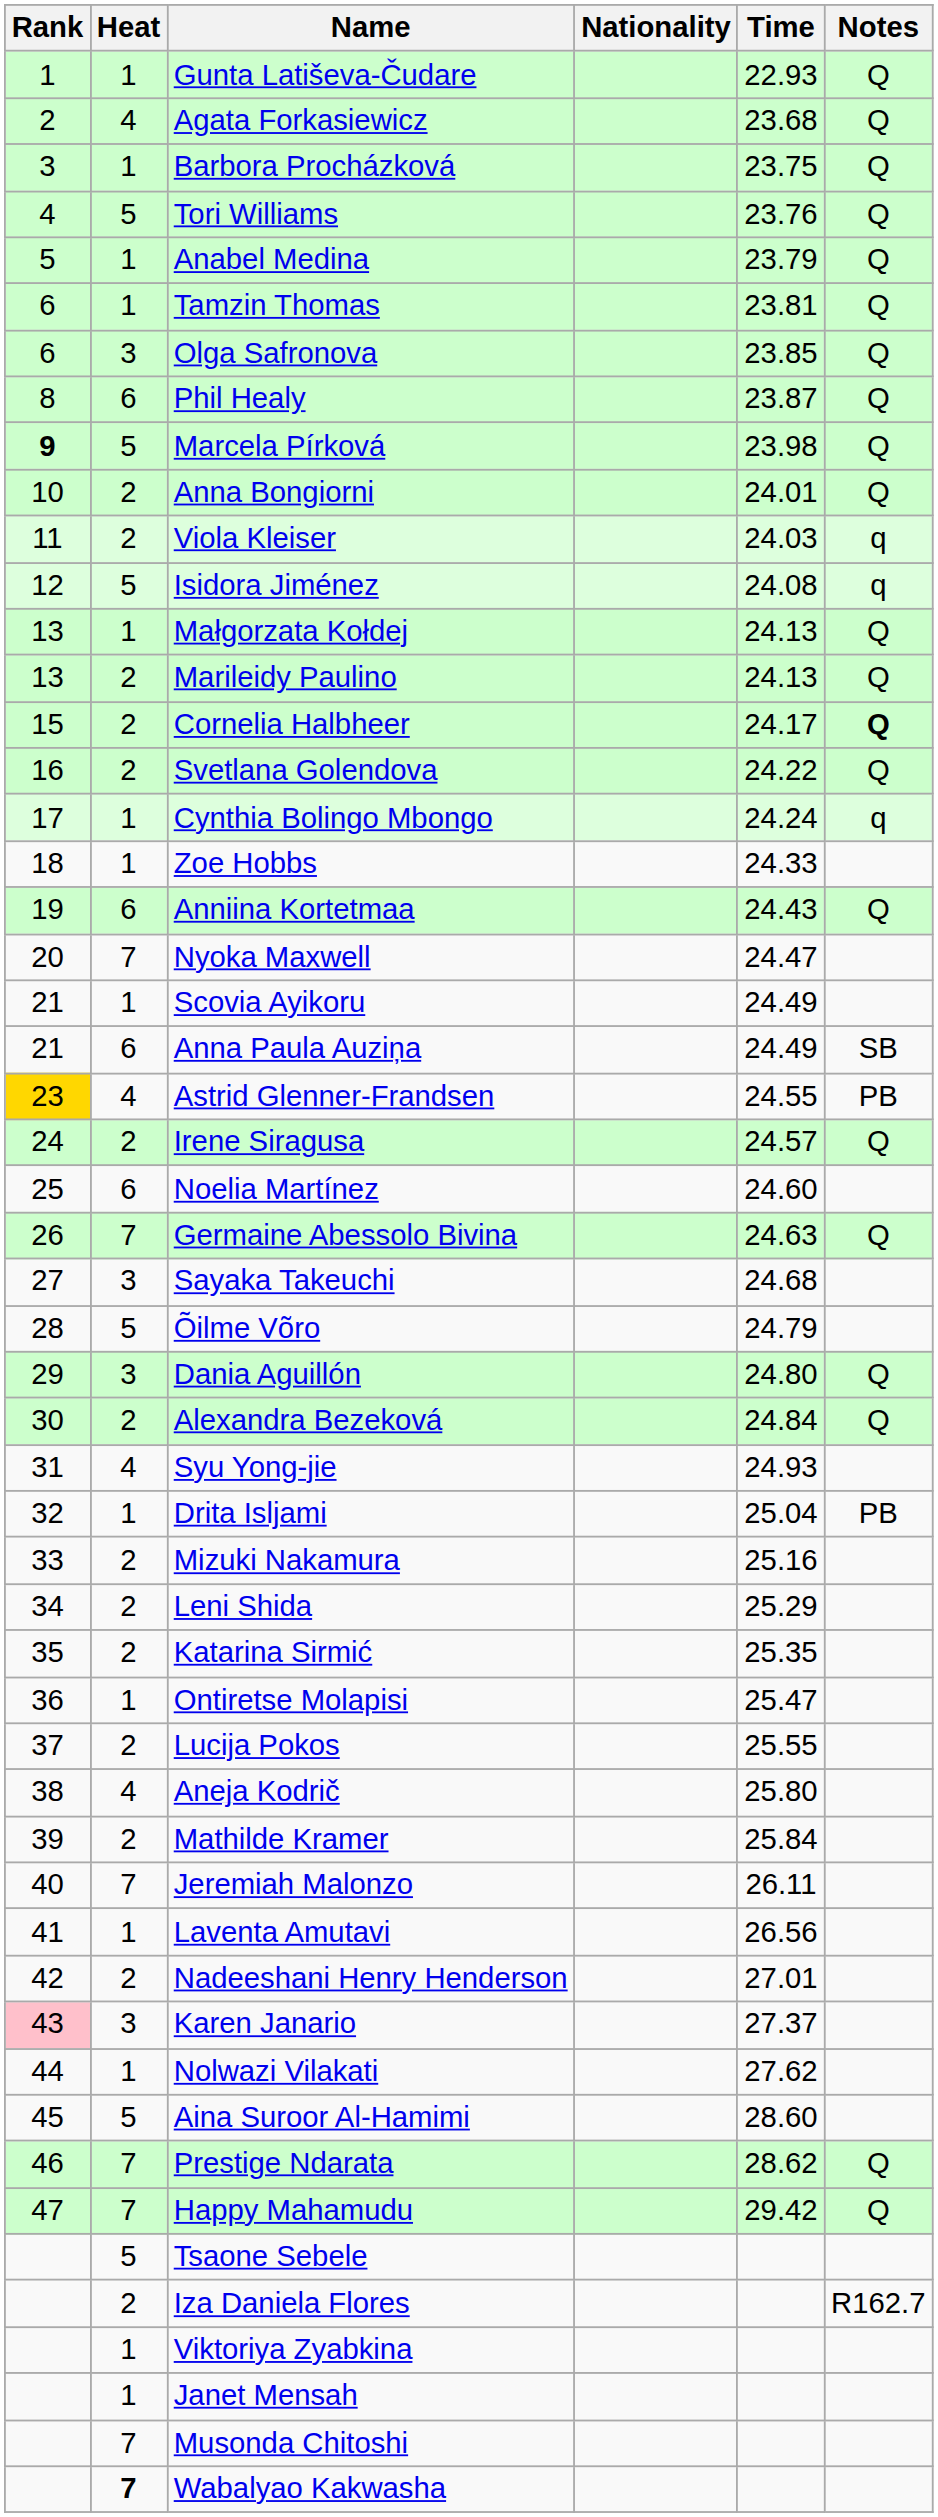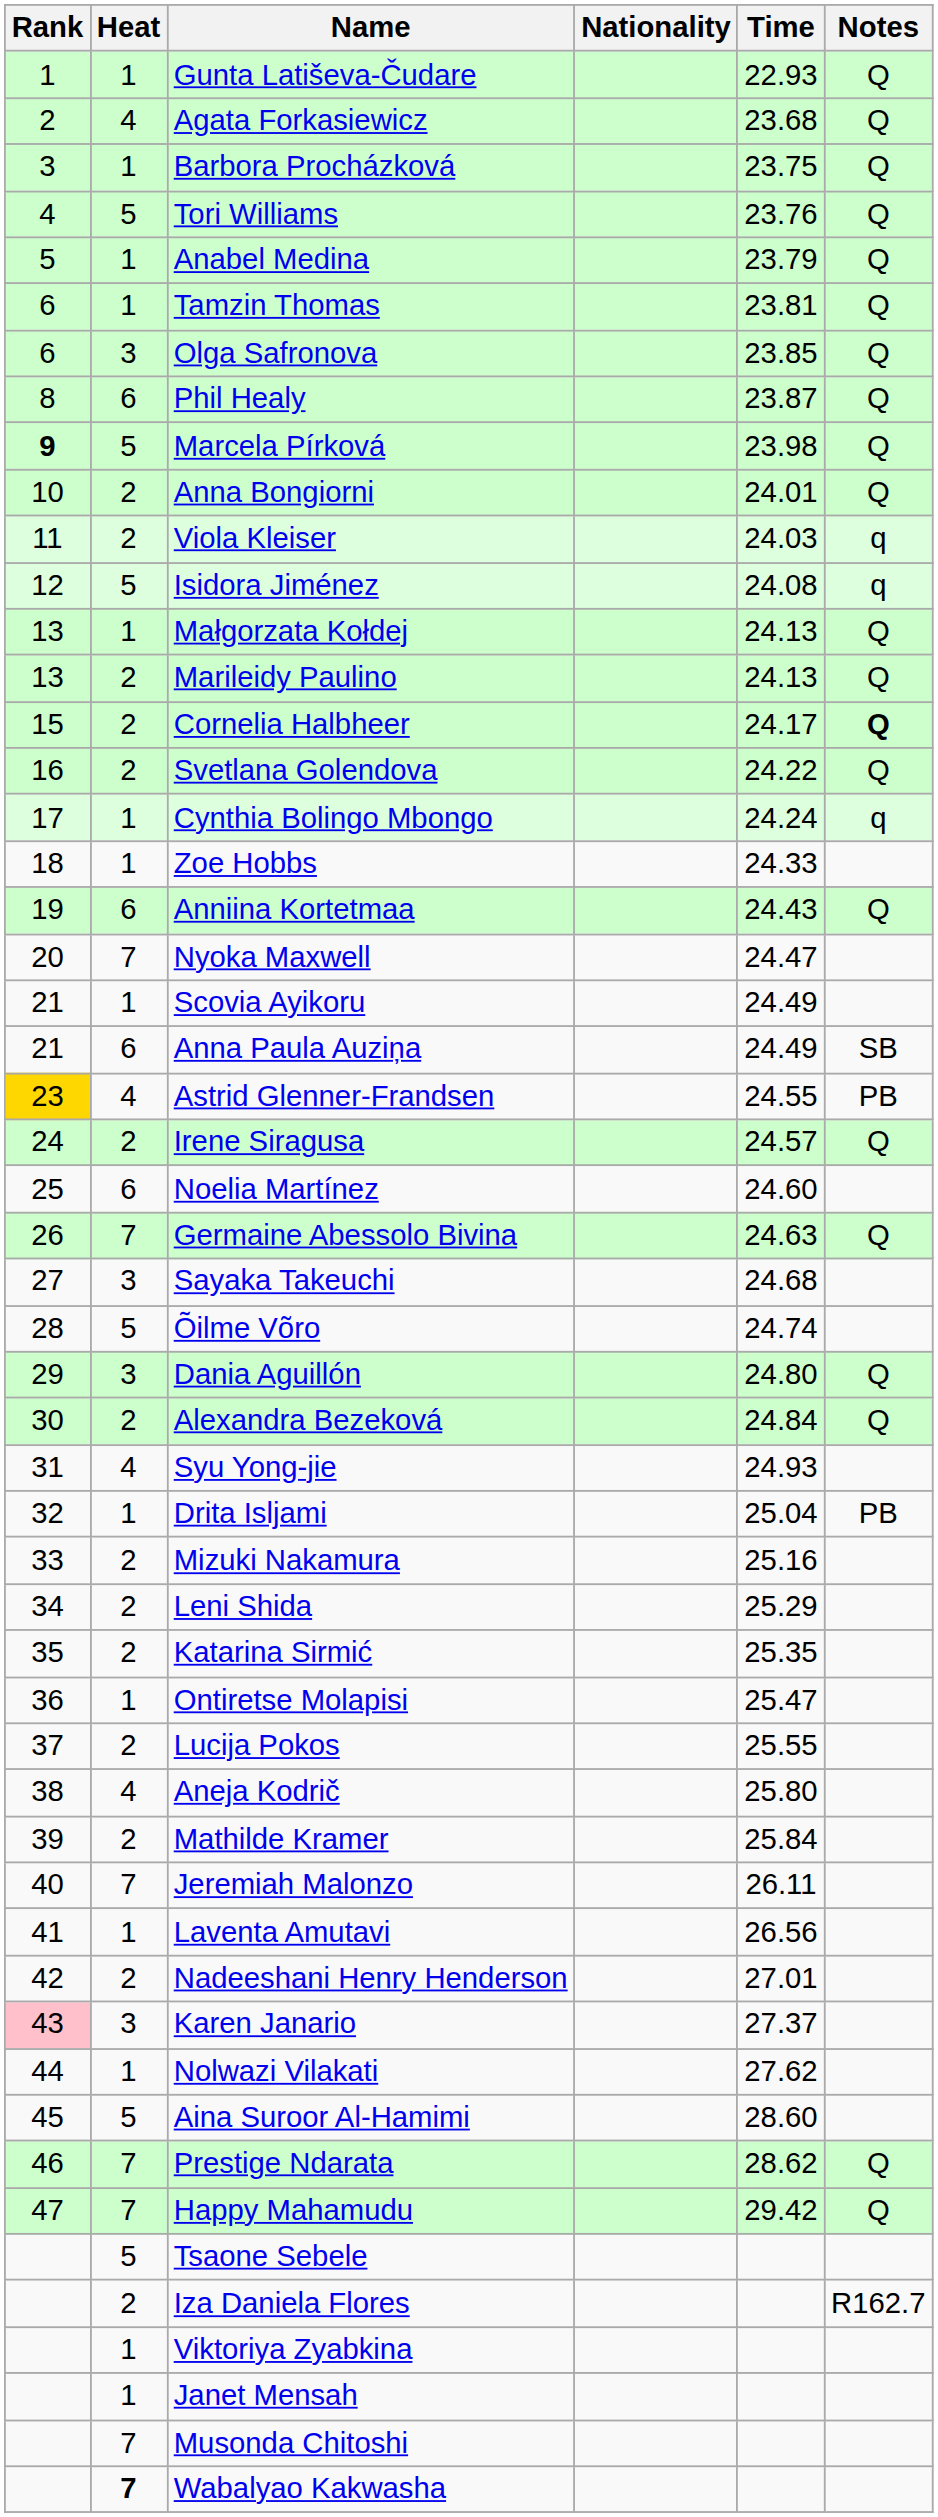(781, 1327) 24.79 -> (781, 1327) 24.74
